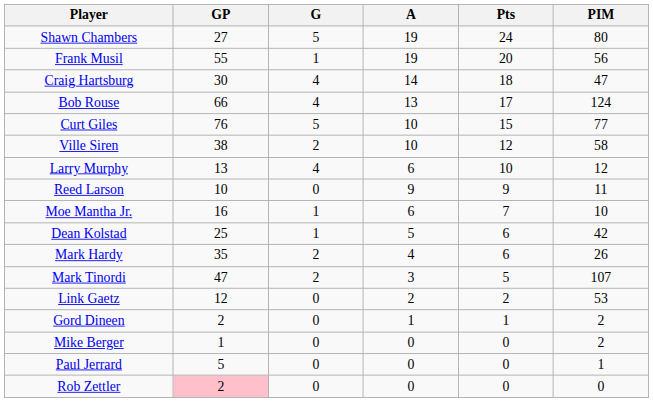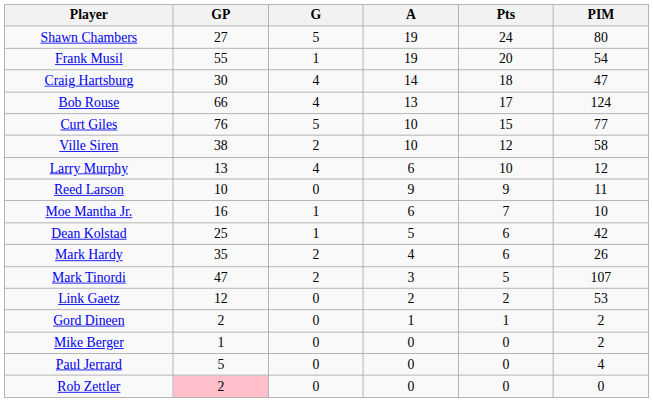(601, 59) 56 -> (601, 59) 54
(601, 364) 1 -> (601, 364) 4
